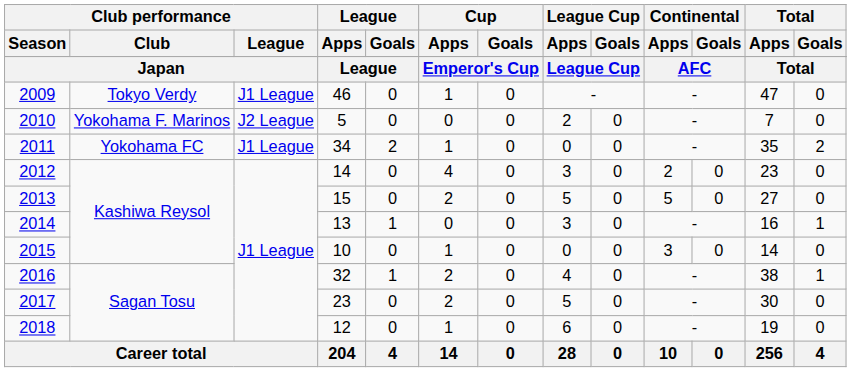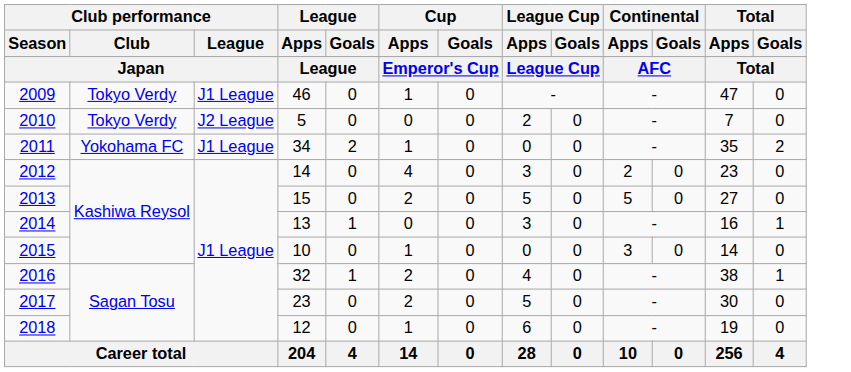(152, 120) Yokohama F. Marinos -> (132, 120) Tokyo Verdy
